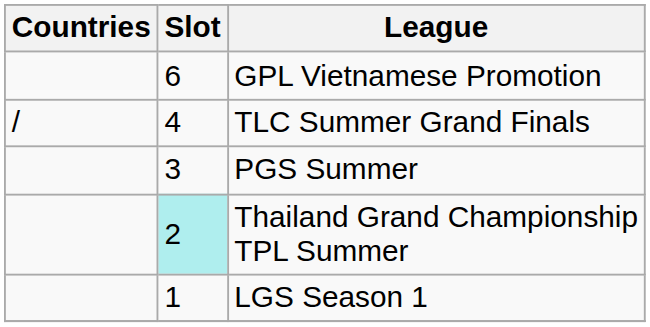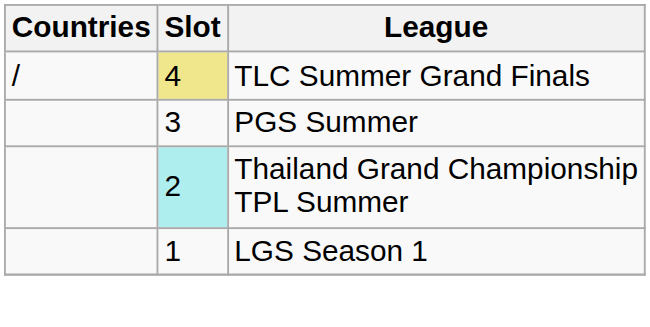- row: (418, 75)
(173, 122) no background -> (173, 75) khaki background
